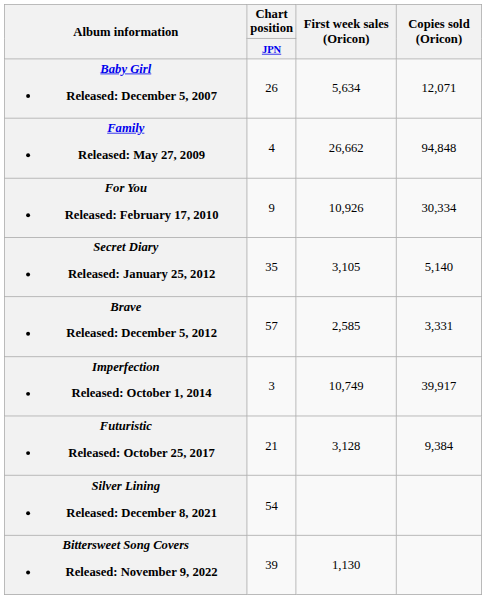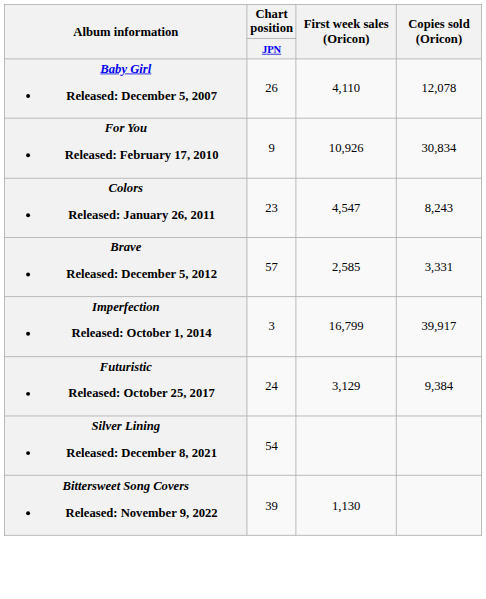(346, 88) 5,634 -> (346, 88) 4,110
(439, 88) 12,071 -> (439, 88) 12,078
- row: (126, 142)
(439, 207) 30,334 -> (439, 148) 30,834
+ row: (126, 201)
- row: (126, 261)
(346, 386) 10,749 -> (346, 326) 16,799
(272, 445) 21 -> (272, 386) 24
(346, 445) 3,128 -> (346, 386) 3,129
